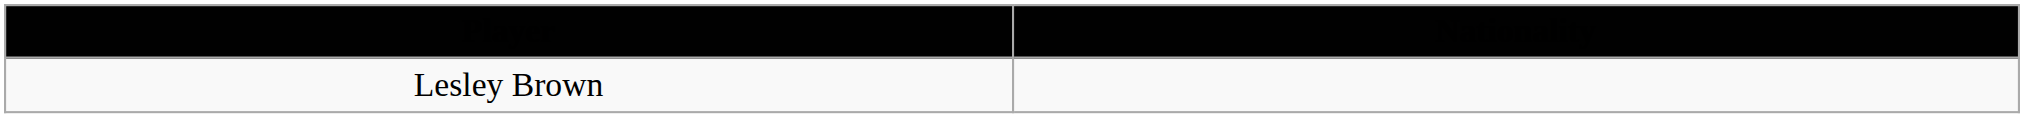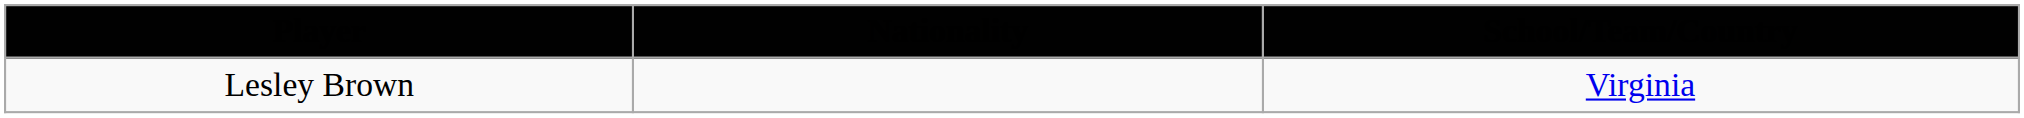+ column: (1640, 31)
